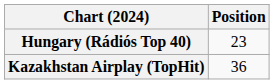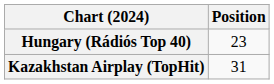(239, 66) 36 -> (239, 66) 31
